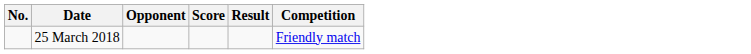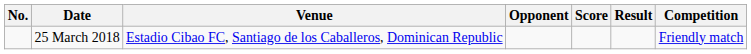+ column: (314, 15)
